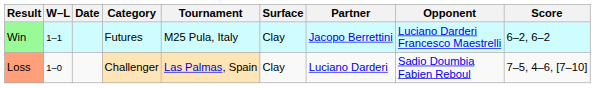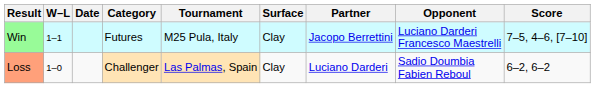(528, 37) 6–2, 6–2 -> (547, 37) 7–5, 4–6, [7–10]
(547, 67) 7–5, 4–6, [7–10] -> (528, 67) 6–2, 6–2
